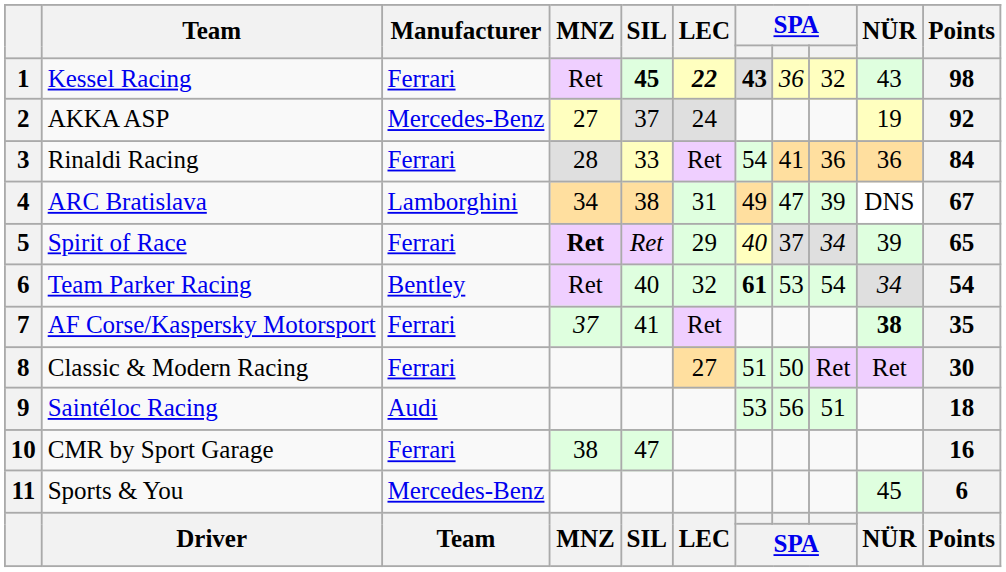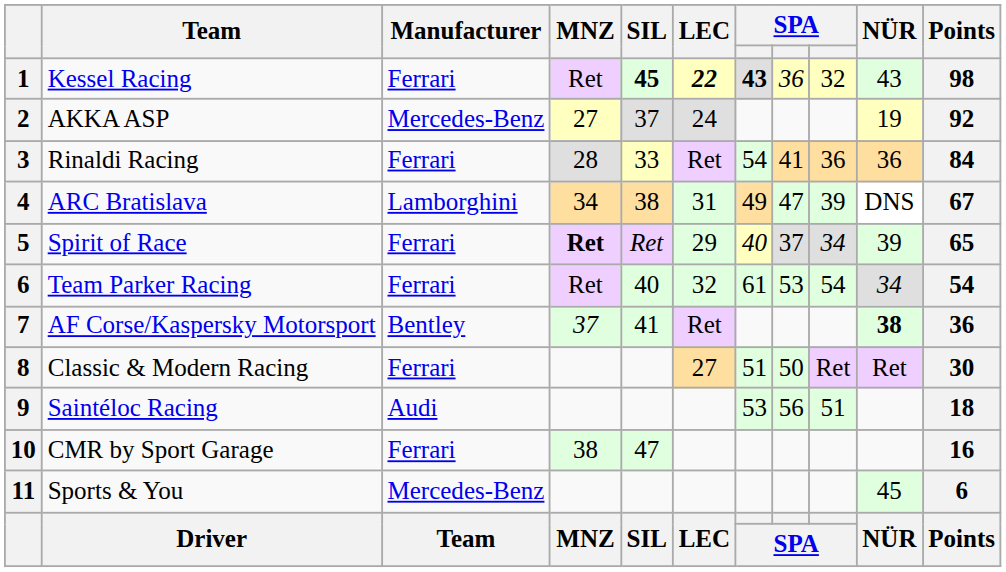(426, 284) Bentley -> (422, 284) Ferrari
(754, 284) bold -> (754, 284) normal
(422, 325) Ferrari -> (426, 325) Bentley
(962, 325) 35 -> (962, 325) 36
